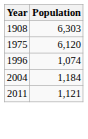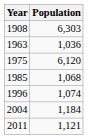+ row: (17, 45)
+ row: (17, 77)
